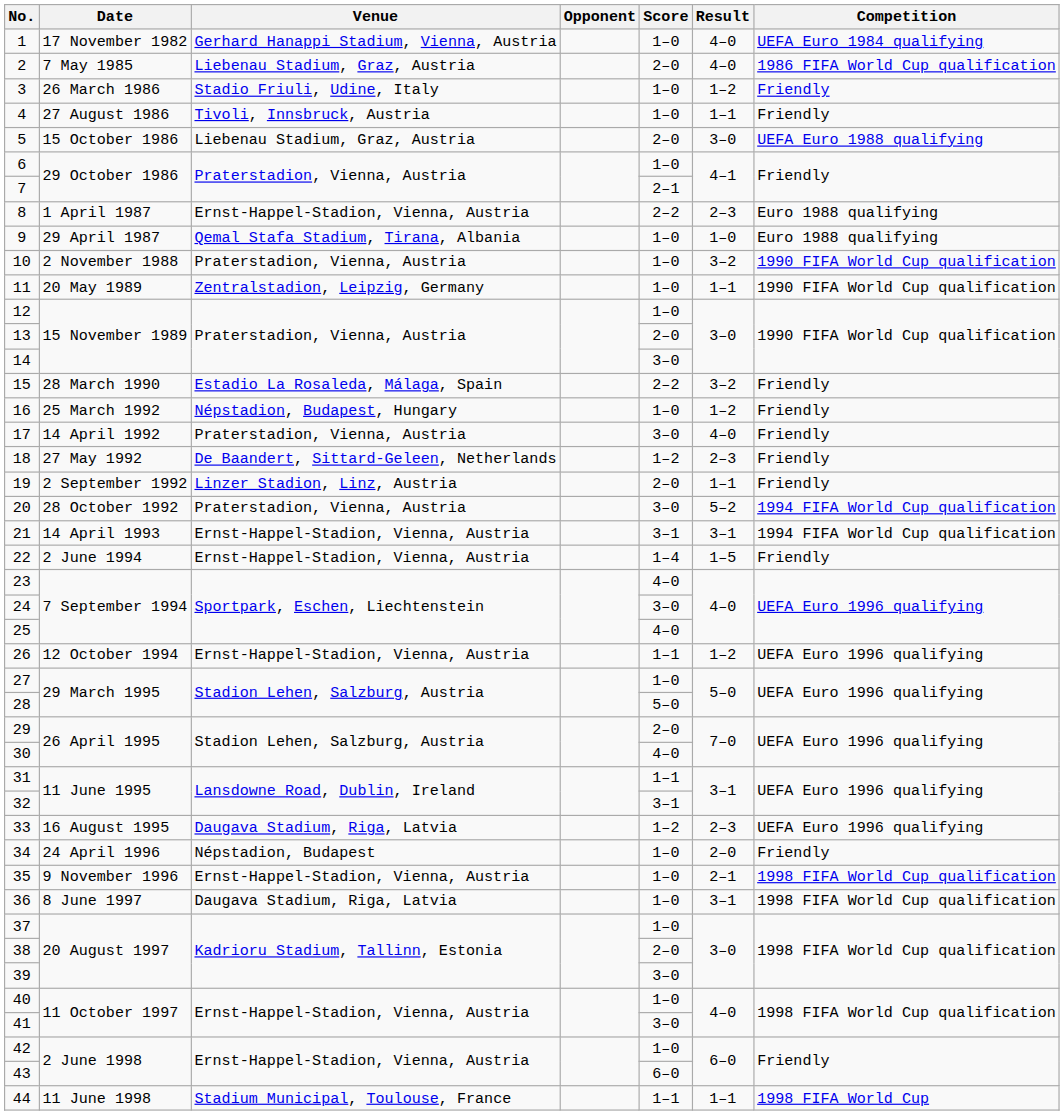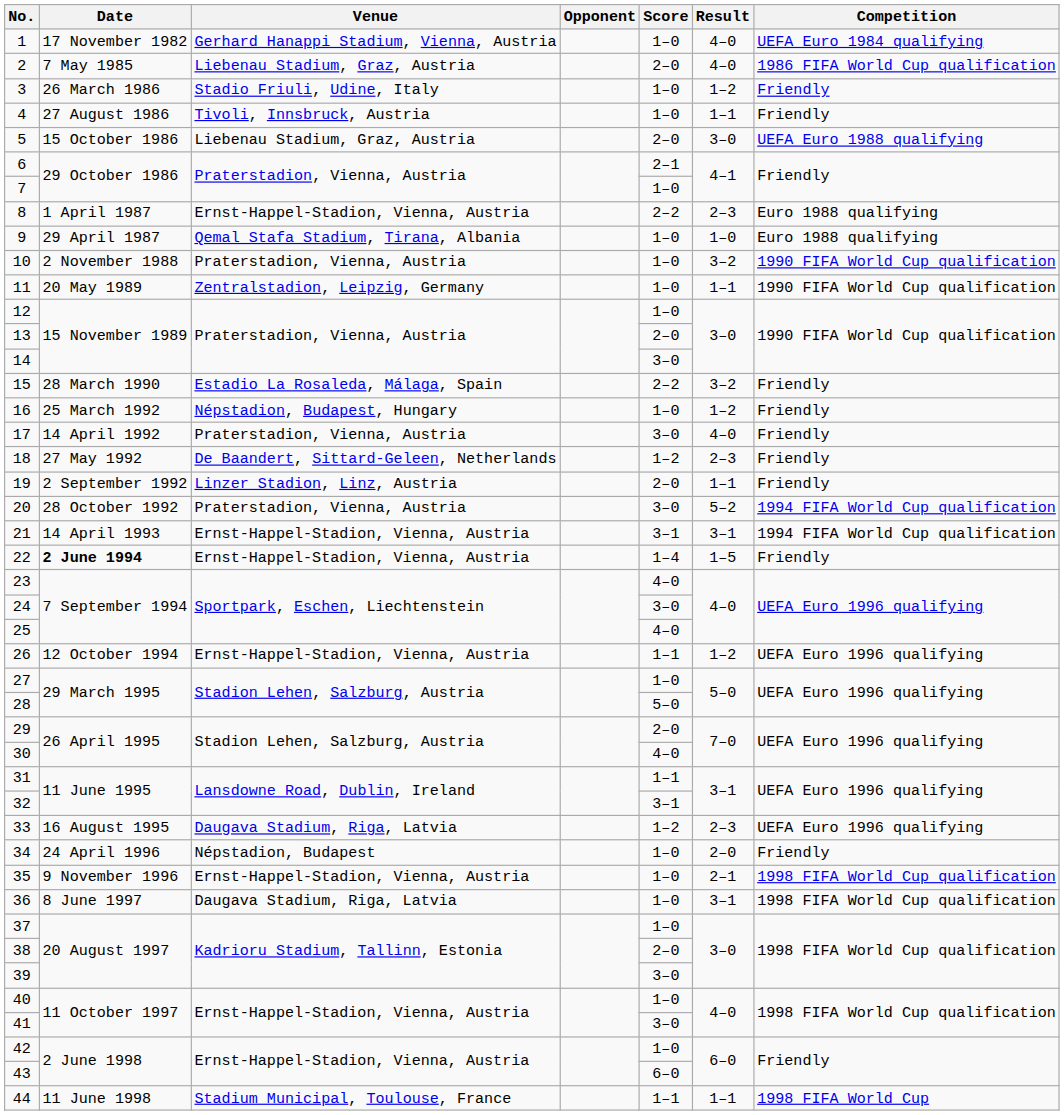(666, 164) 1–0 -> (666, 164) 2–1
(666, 189) 2–1 -> (666, 189) 1–0
(92, 558) normal -> (92, 558) bold
